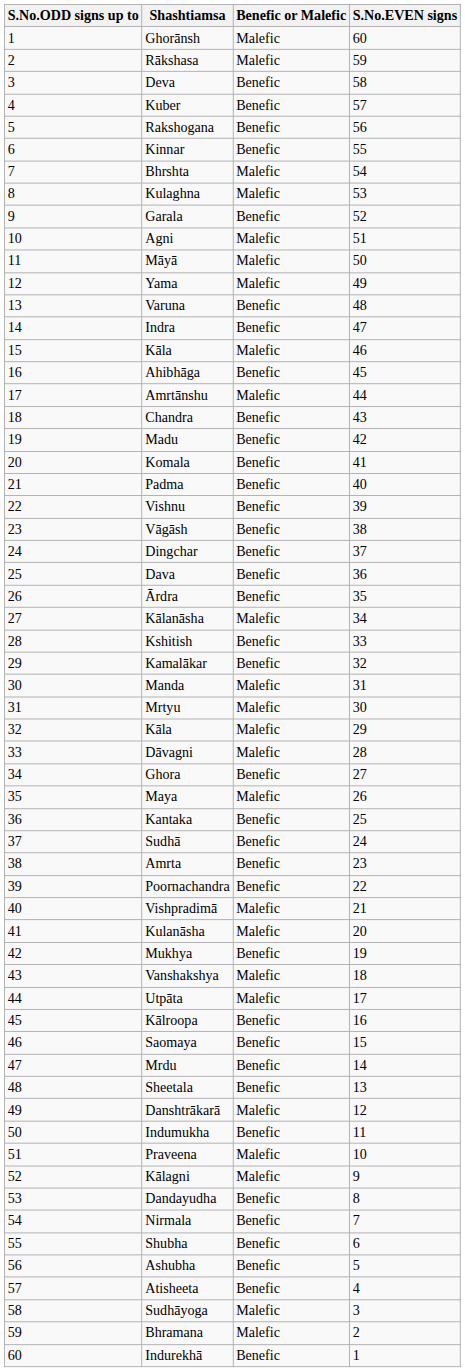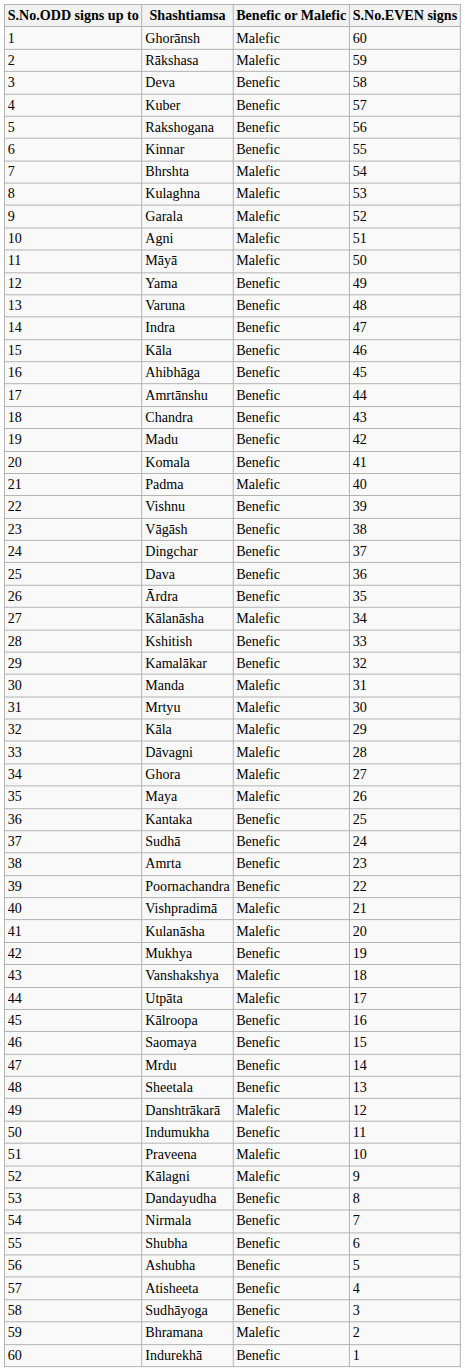(258, 216) Benefic -> (258, 216) Malefic
(258, 283) Malefic -> (258, 283) Benefic
(258, 350) Malefic -> (258, 350) Benefic
(258, 395) Malefic -> (258, 395) Benefic
(258, 484) Benefic -> (258, 484) Malefic
(258, 774) Benefic -> (258, 774) Malefic
(258, 1310) Malefic -> (258, 1310) Benefic
